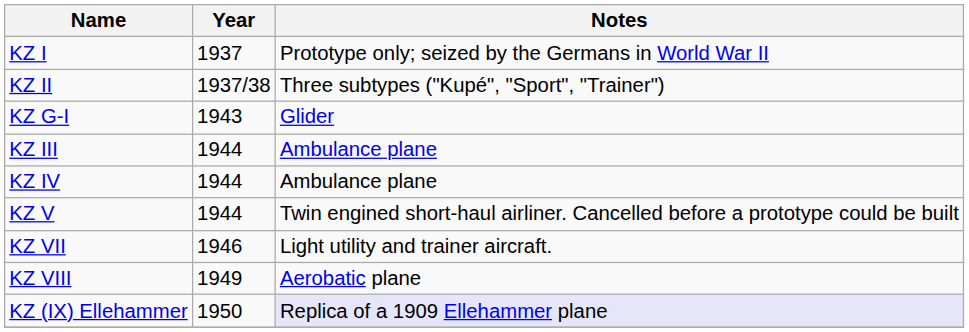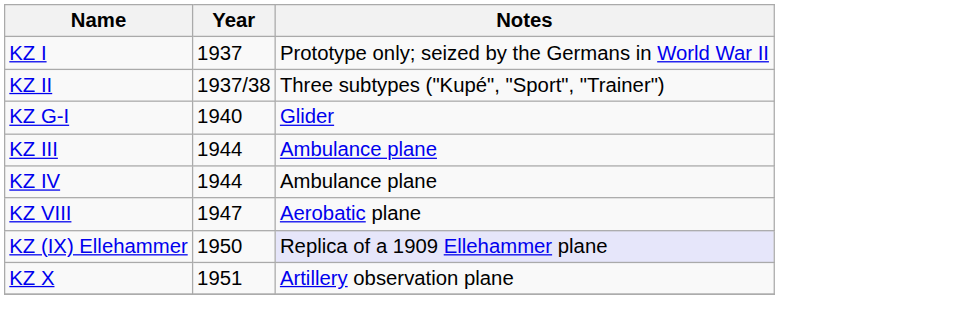(220, 117) 1943 -> (220, 117) 1940
- row: (32, 213)
- row: (38, 246)
(220, 278) 1949 -> (220, 213) 1947
+ row: (32, 278)
